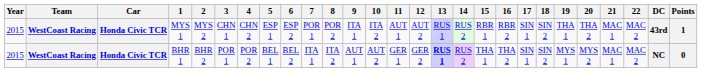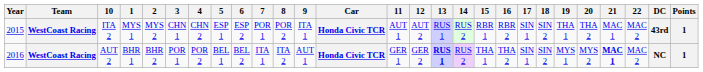columns swapped: (133, 11) <-> (376, 11)
(15, 55) 2015 -> (15, 55) 2016
(612, 55) normal -> (613, 55) bold
(683, 55) 0 -> (684, 55) 1
